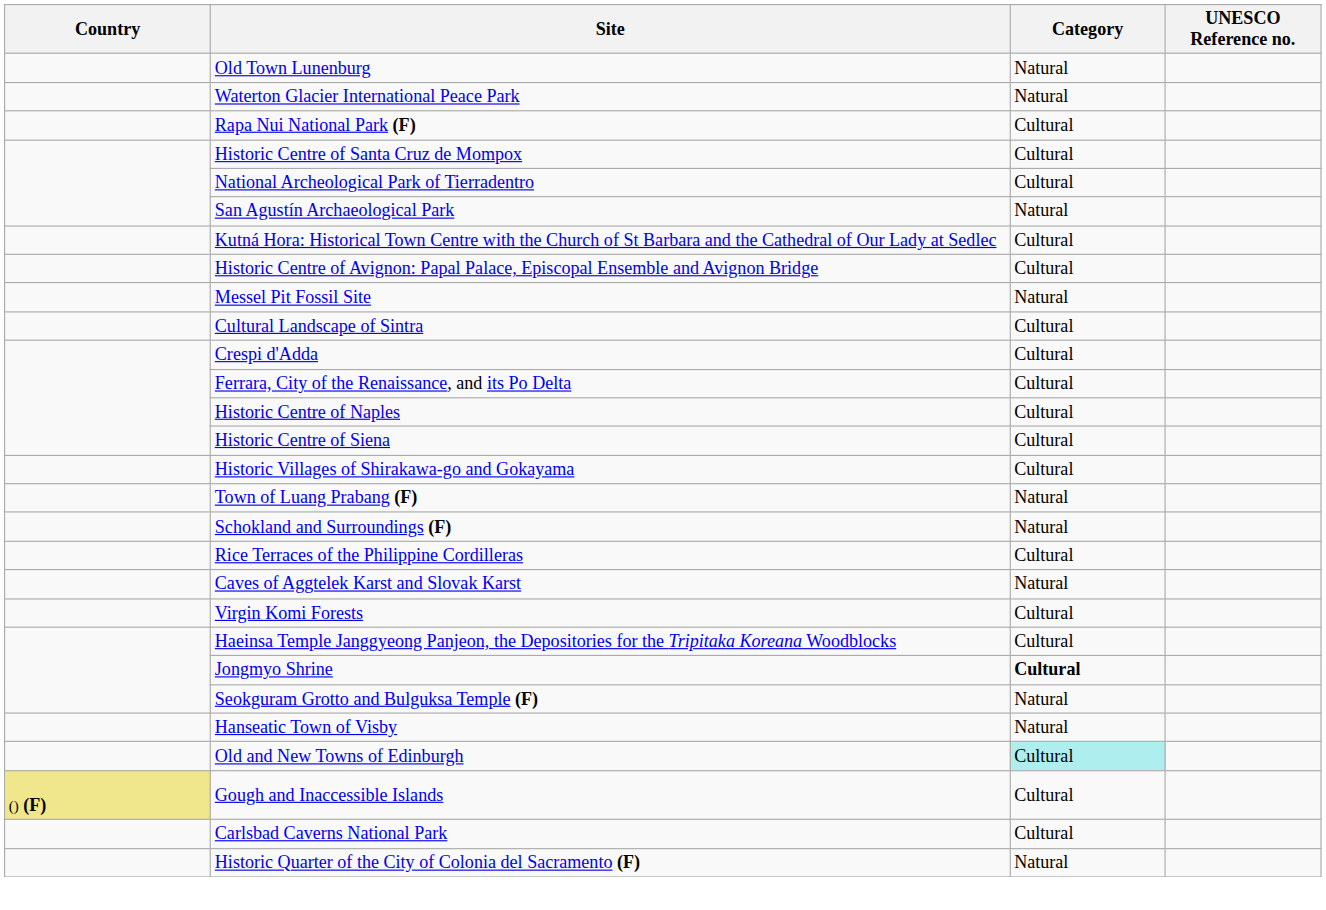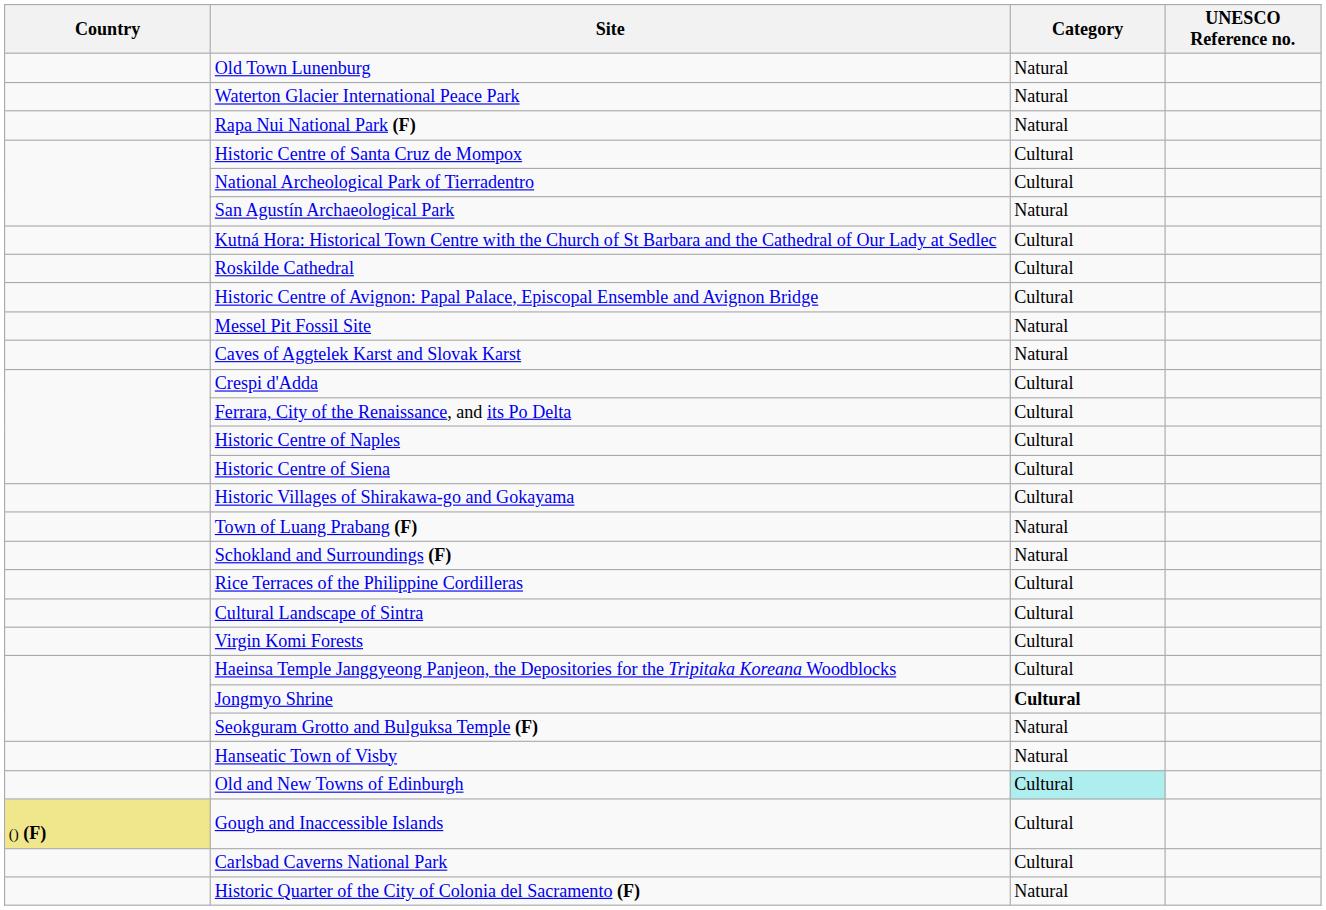(1044, 125) Cultural -> (1041, 125) Natural
+ row: (284, 268)
rows swapped: (368, 583) <-> (319, 325)
